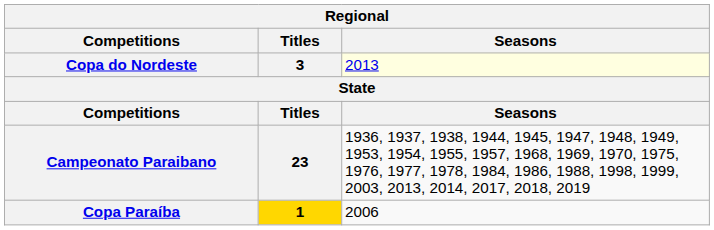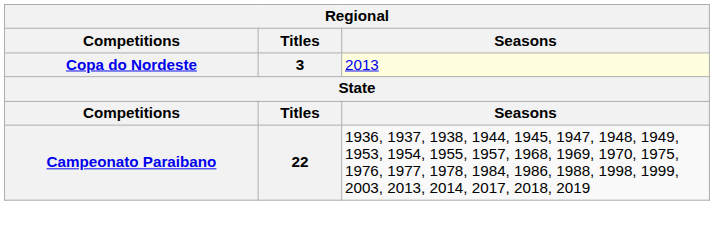(300, 162) 23 -> (300, 162) 22
- row: (131, 212)
